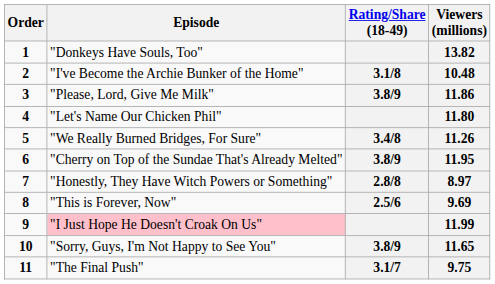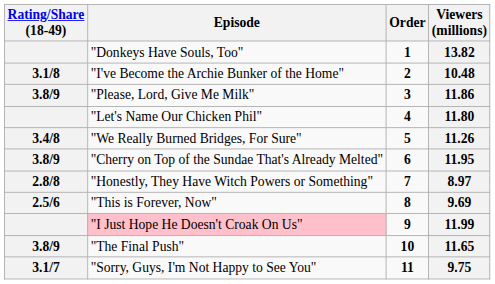columns swapped: (26, 22) <-> (387, 22)
(163, 246) "Sorry, Guys, I'm Not Happy to See You" -> (137, 246) "The Final Push"
(97, 267) "The Final Push" -> (204, 267) "Sorry, Guys, I'm Not Happy to See You"
